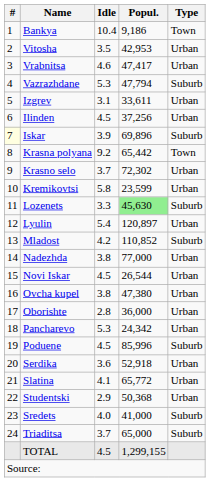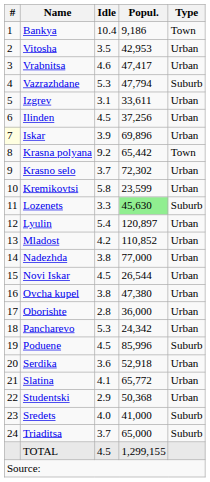(187, 135) Suburb -> (185, 135) Urban
(187, 240) Suburb -> (185, 240) Urban
